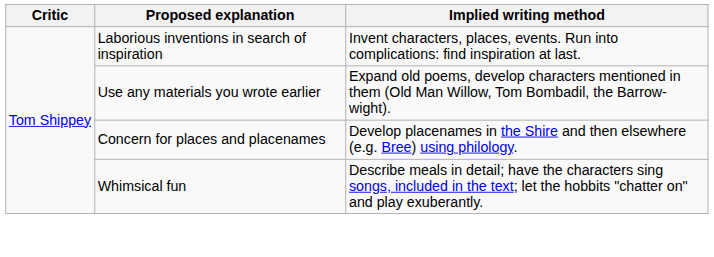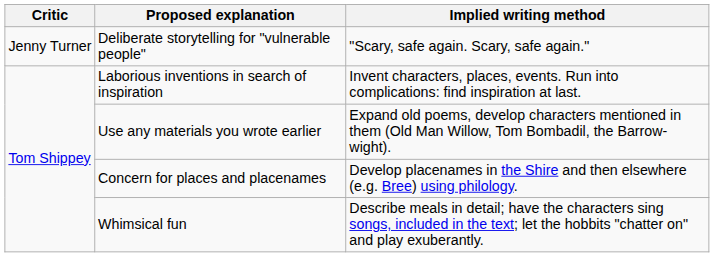+ row: (214, 46)
